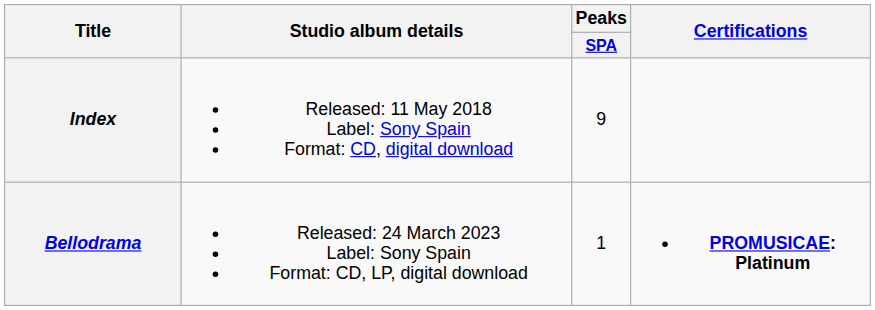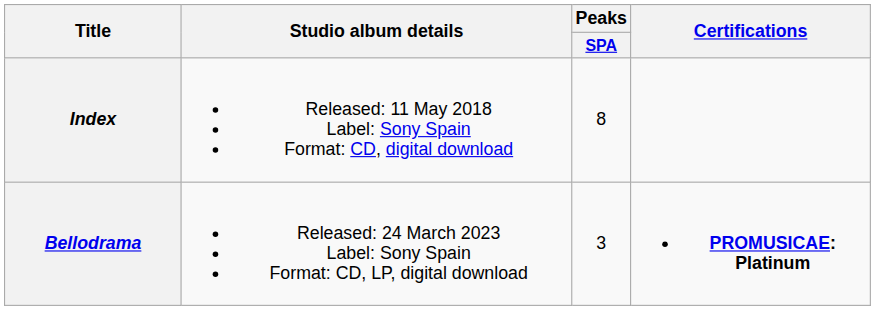(601, 119) 9 -> (601, 119) 8
(601, 243) 1 -> (601, 243) 3
